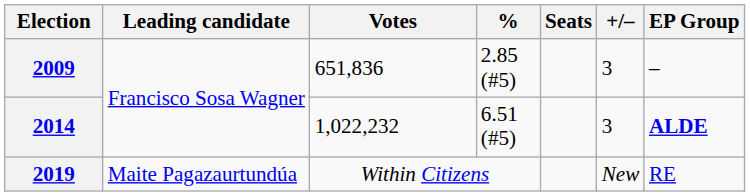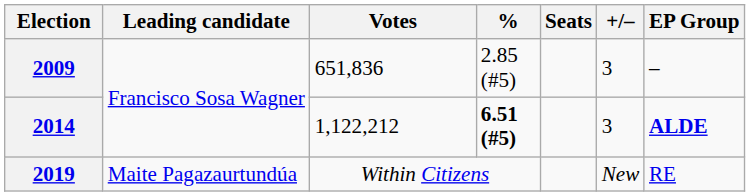(357, 126) 1,022,232 -> (357, 126) 1,122,212
(499, 126) normal -> (499, 126) bold
